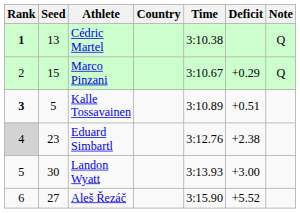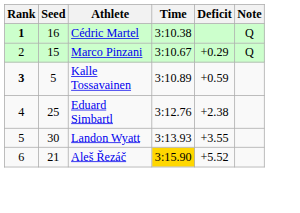- column: (159, 14)
(53, 40) 13 -> (53, 33) 16
(246, 106) +0.51 -> (215, 78) +0.59
(21, 139) lightgrey background -> (21, 111) no background
(53, 139) 23 -> (53, 111) 25
(246, 172) +3.00 -> (215, 137) +3.55
(53, 198) 27 -> (53, 157) 21
(205, 198) no background -> (173, 157) gold background
